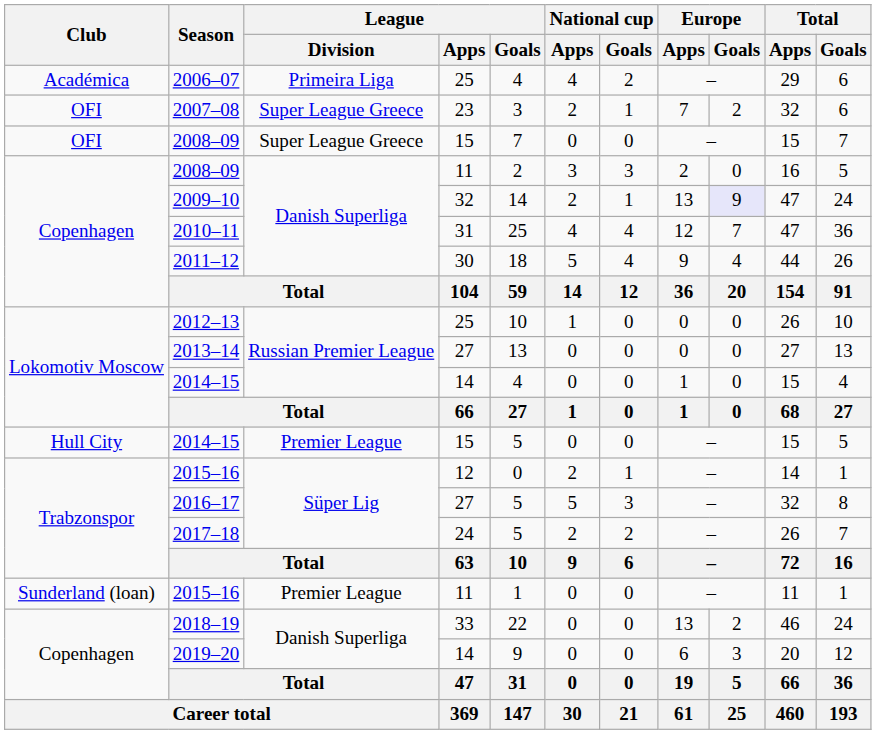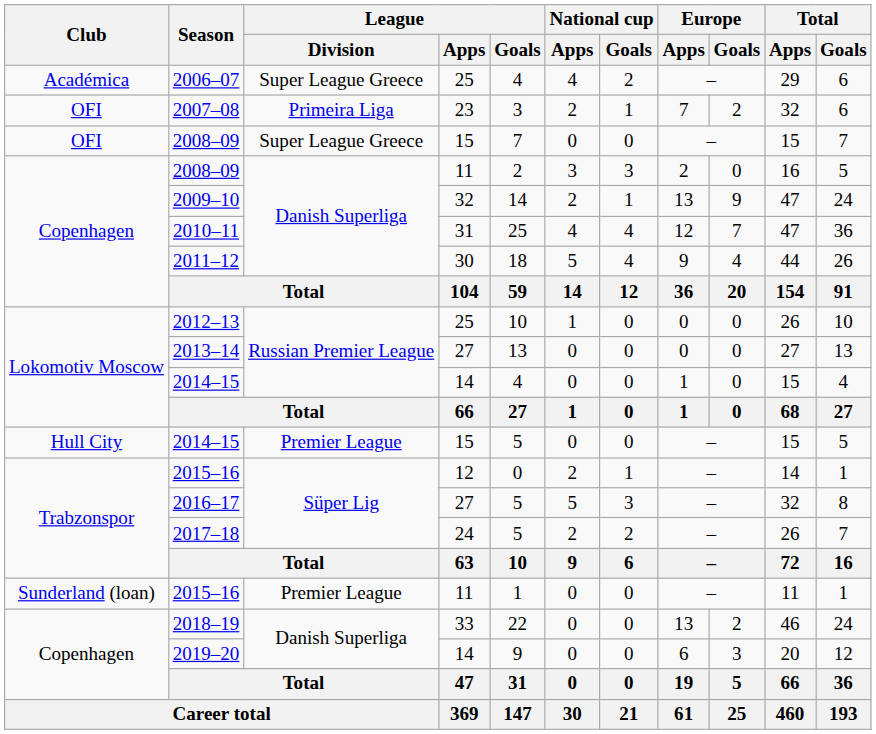(341, 79) Primeira Liga -> (341, 79) Super League Greece
(341, 110) Super League Greece -> (341, 110) Primeira Liga
(737, 200) lavender background -> (737, 200) no background
